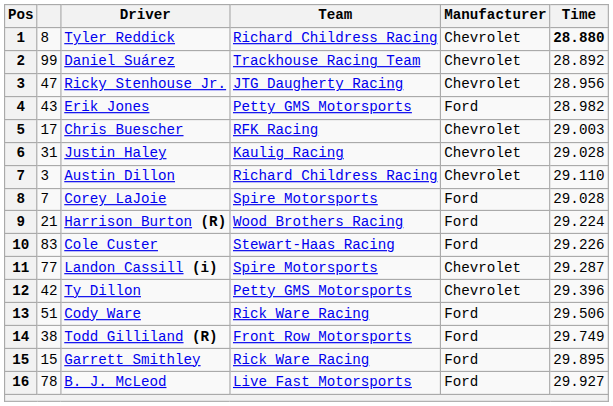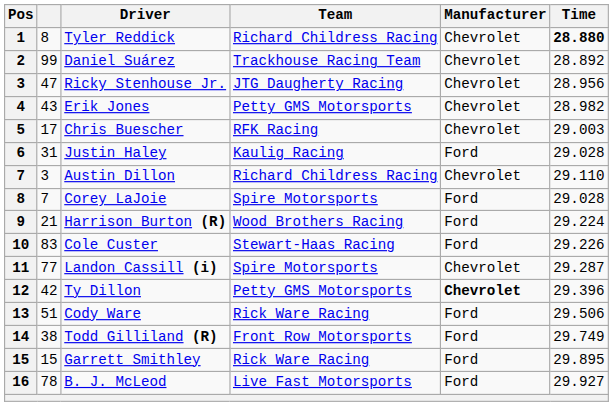(461, 108) Ford -> (483, 108) Chevrolet
(483, 154) Chevrolet -> (461, 154) Ford
(483, 292) normal -> (483, 292) bold
